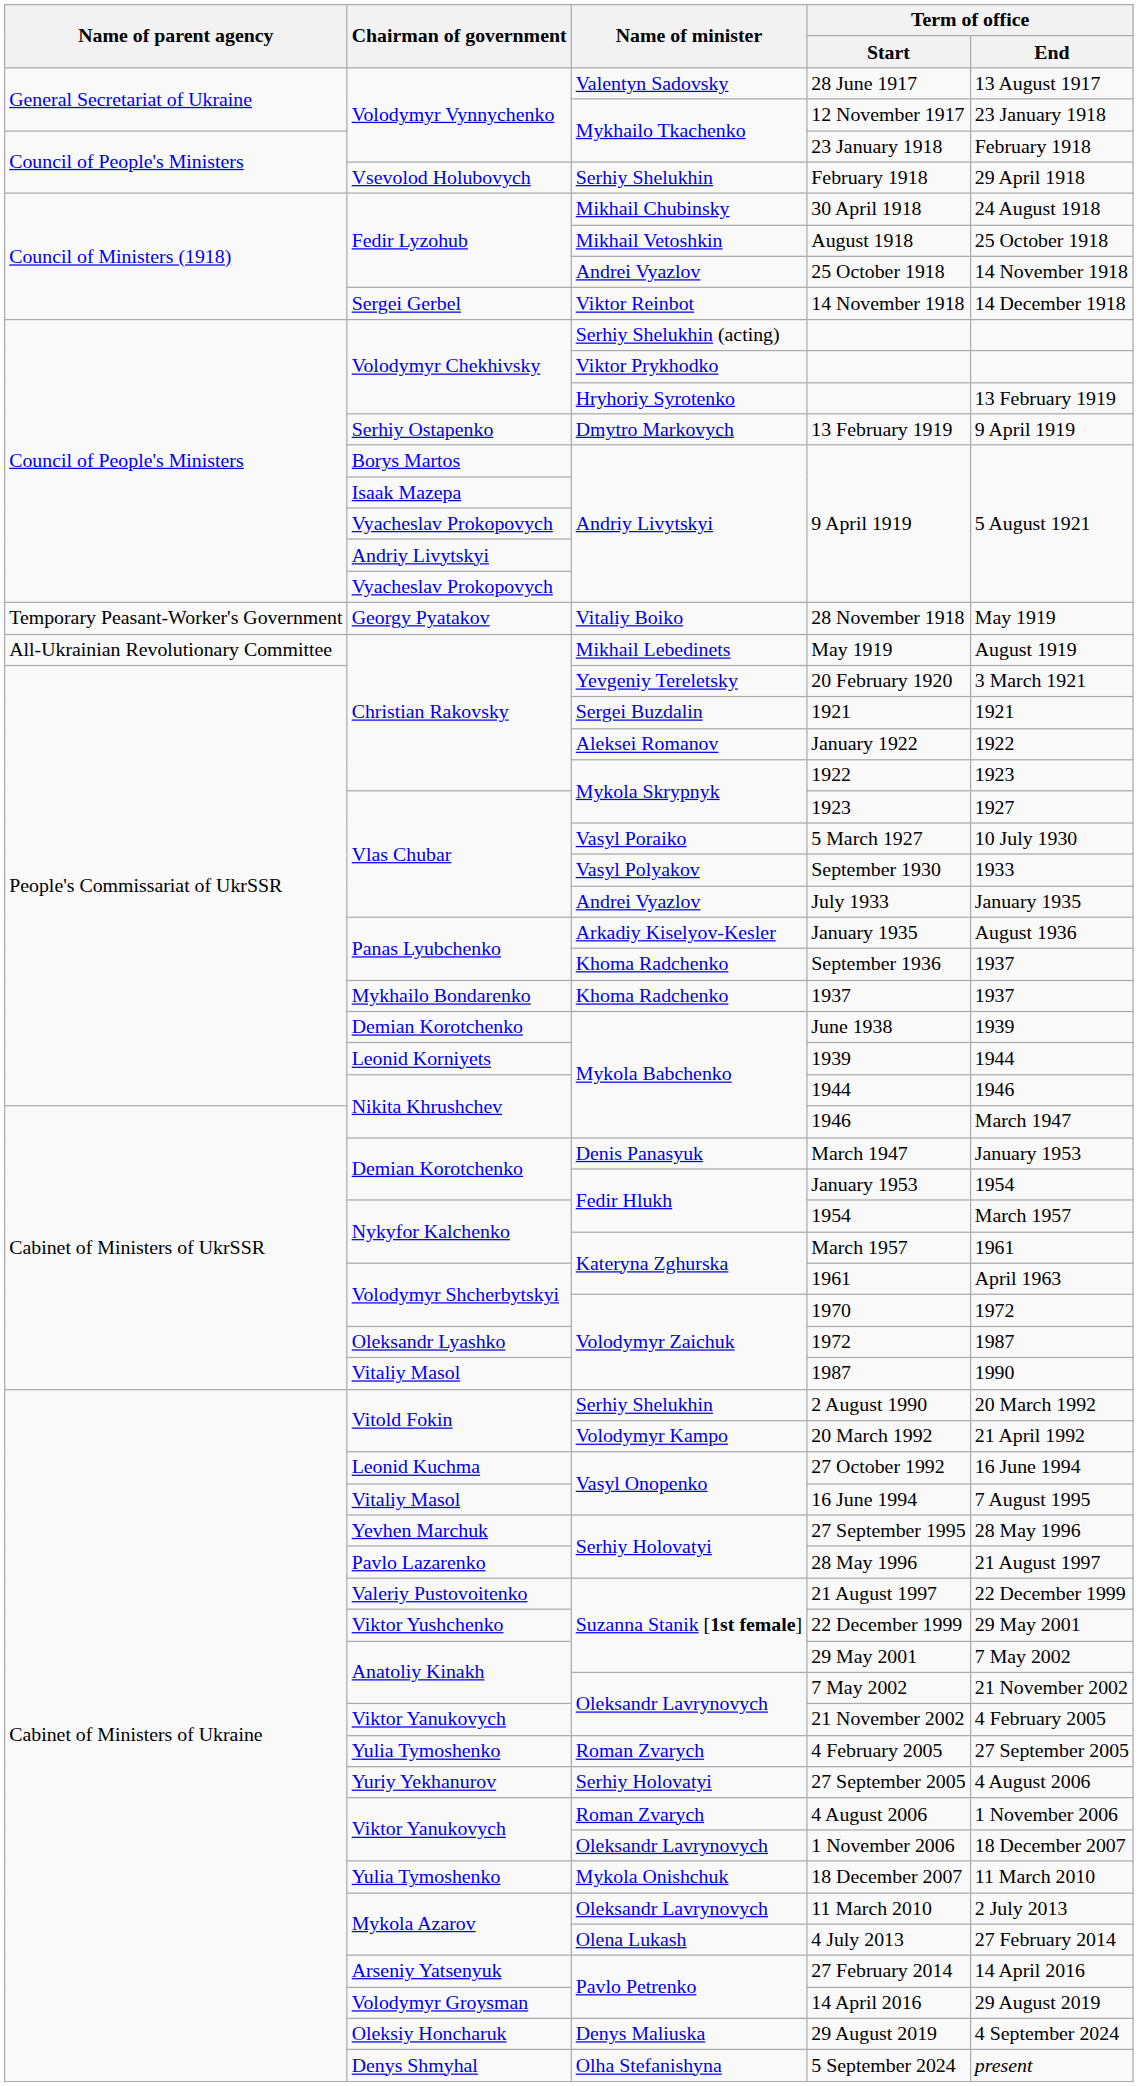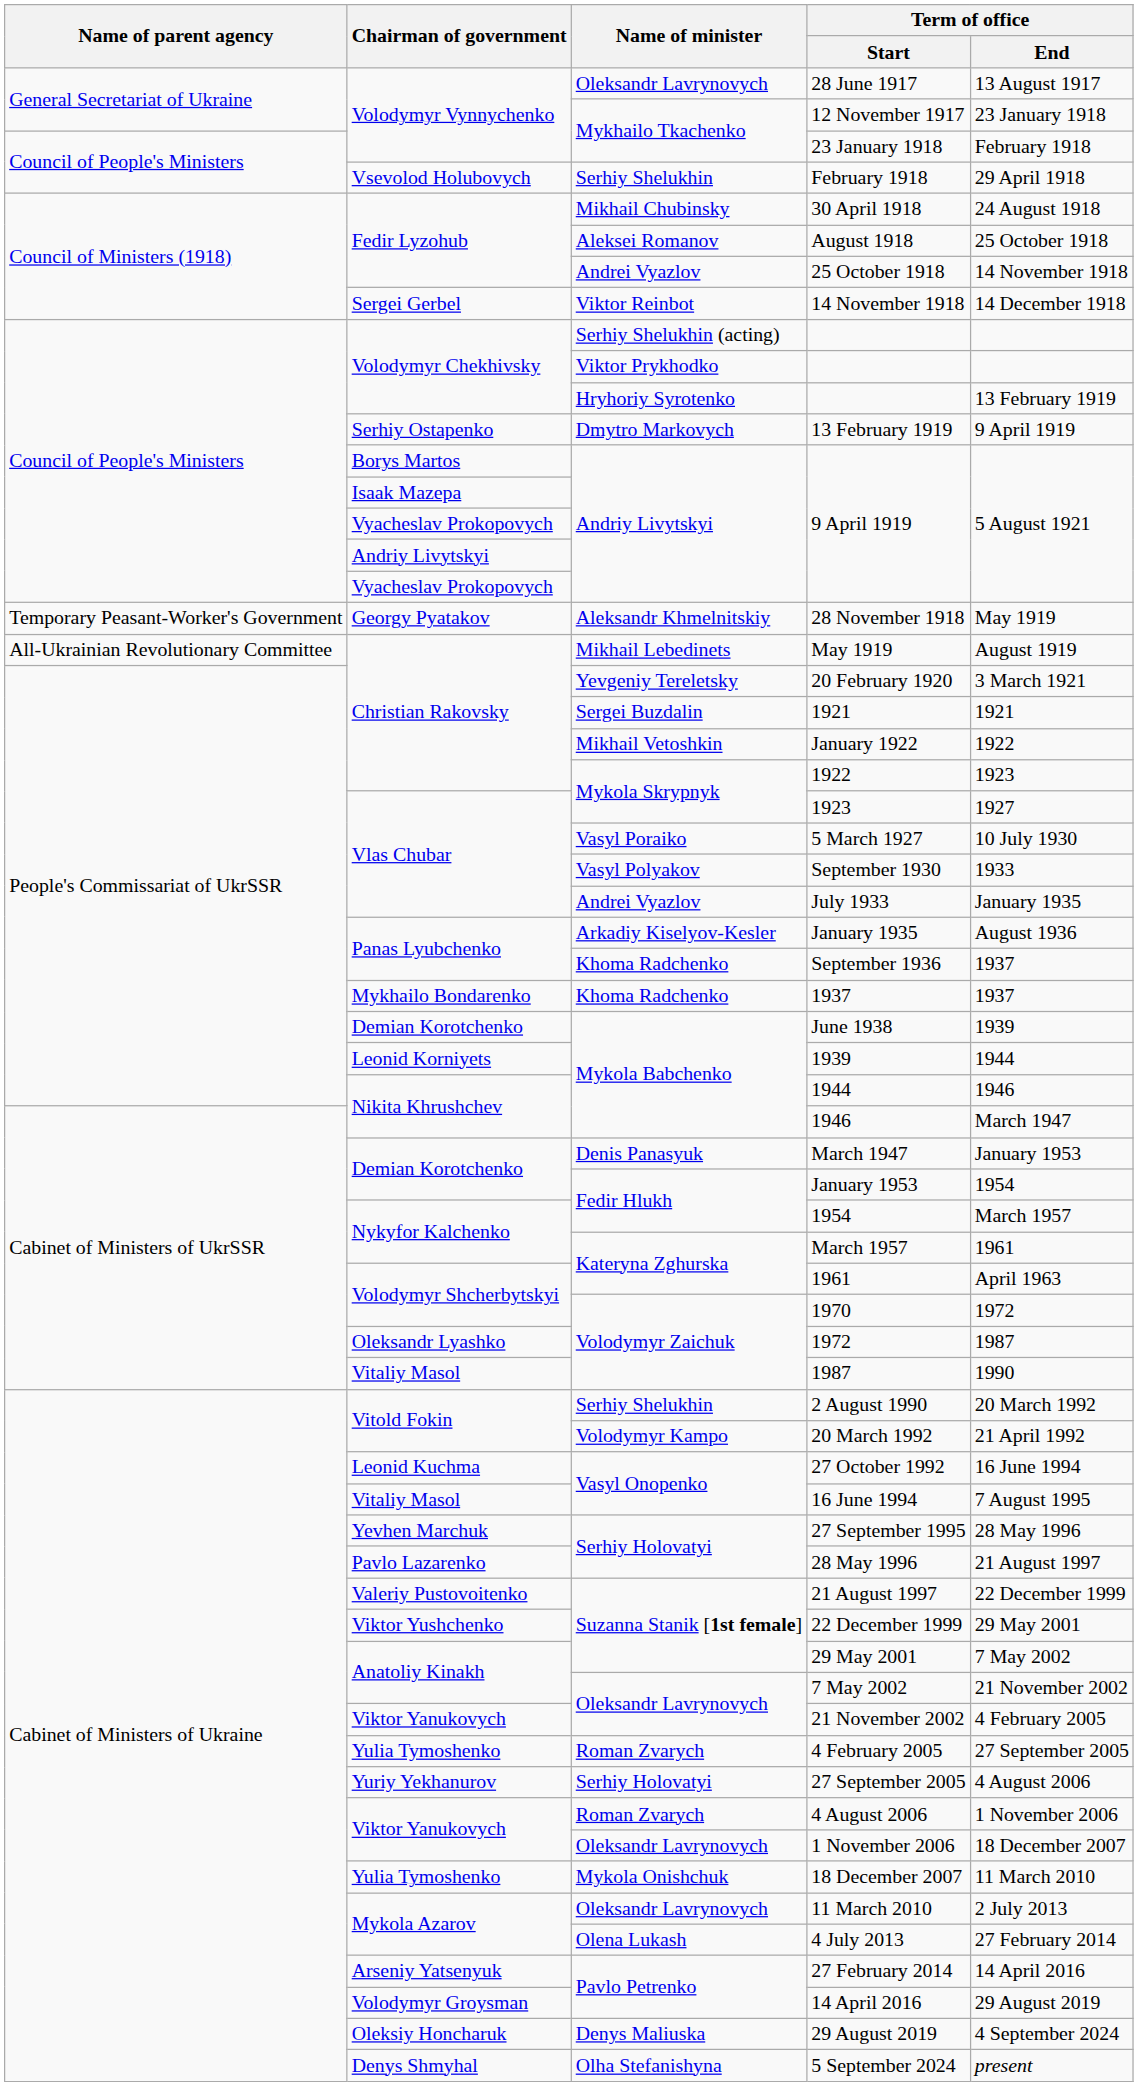(652, 83) Valentyn Sadovsky -> (672, 83) Oleksandr Lavrynovych
(649, 240) Mikhail Vetoshkin -> (647, 240) Aleksei Romanov
(629, 618) Vitaliy Boiko -> (673, 618) Aleksandr Khmelnitskiy
(647, 743) Aleksei Romanov -> (649, 743) Mikhail Vetoshkin
